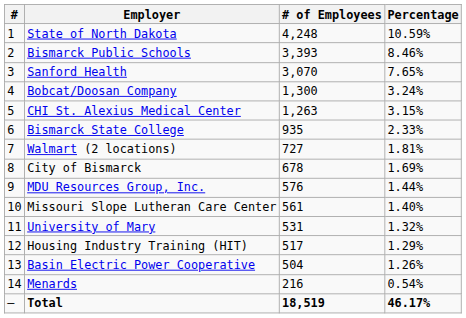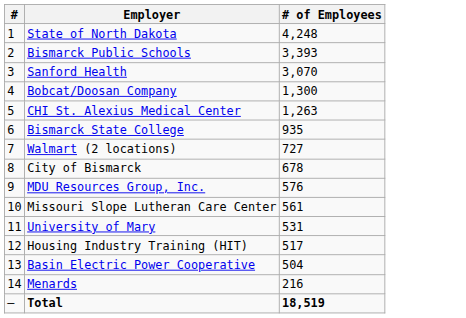- column: (423, 14)
